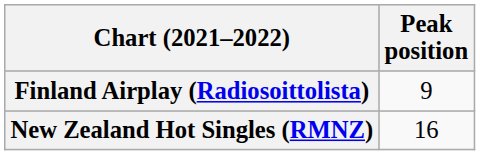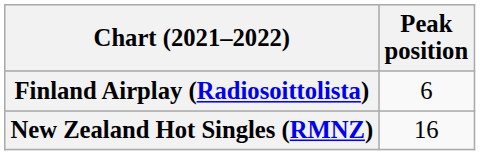(426, 90) 9 -> (426, 90) 6
